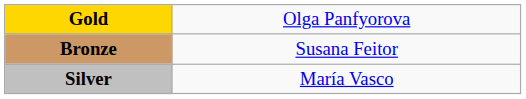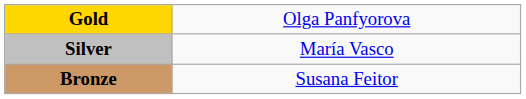rows swapped: (88, 78) <-> (88, 49)
